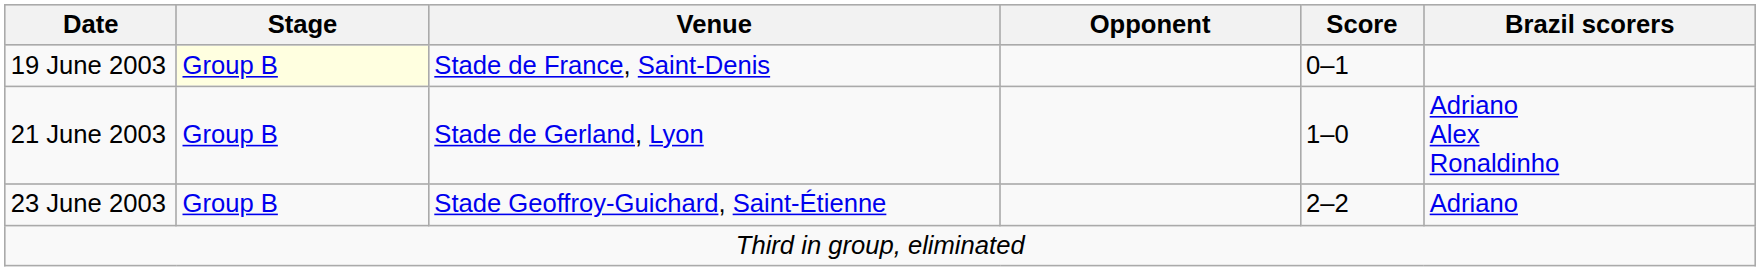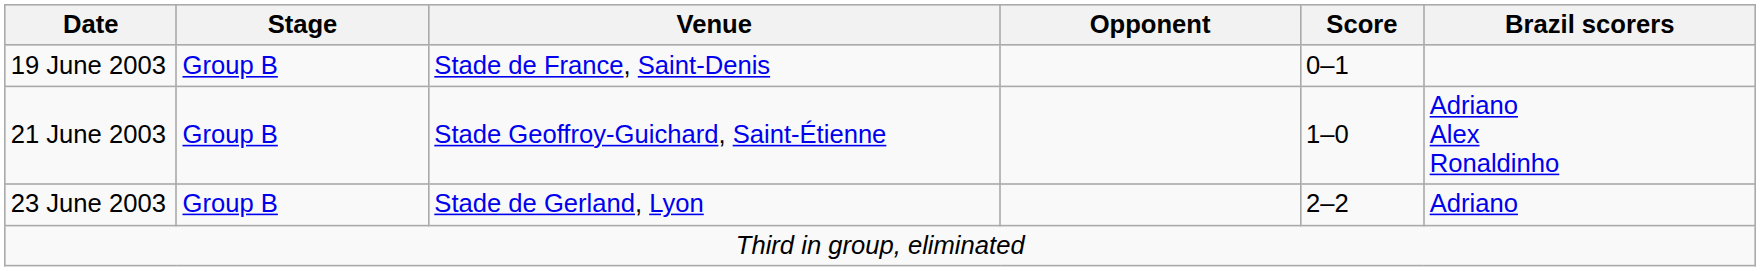(230, 65) lightyellow background -> (230, 65) no background
(569, 134) Stade de Gerland, Lyon -> (660, 134) Stade Geoffroy-Guichard, Saint-Étienne
(660, 204) Stade Geoffroy-Guichard, Saint-Étienne -> (569, 204) Stade de Gerland, Lyon
